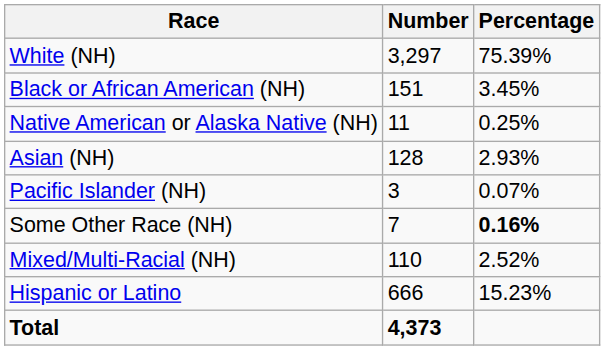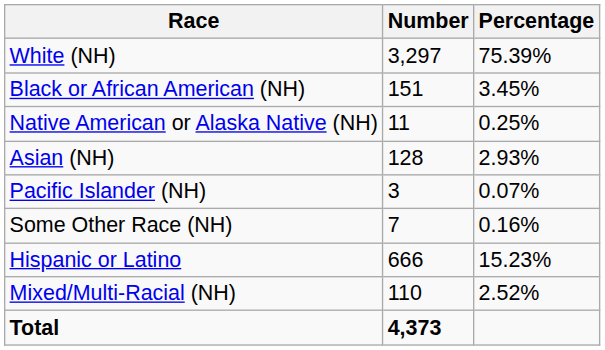(509, 225) bold -> (509, 225) normal
rows swapped: (123, 259) <-> (95, 293)
